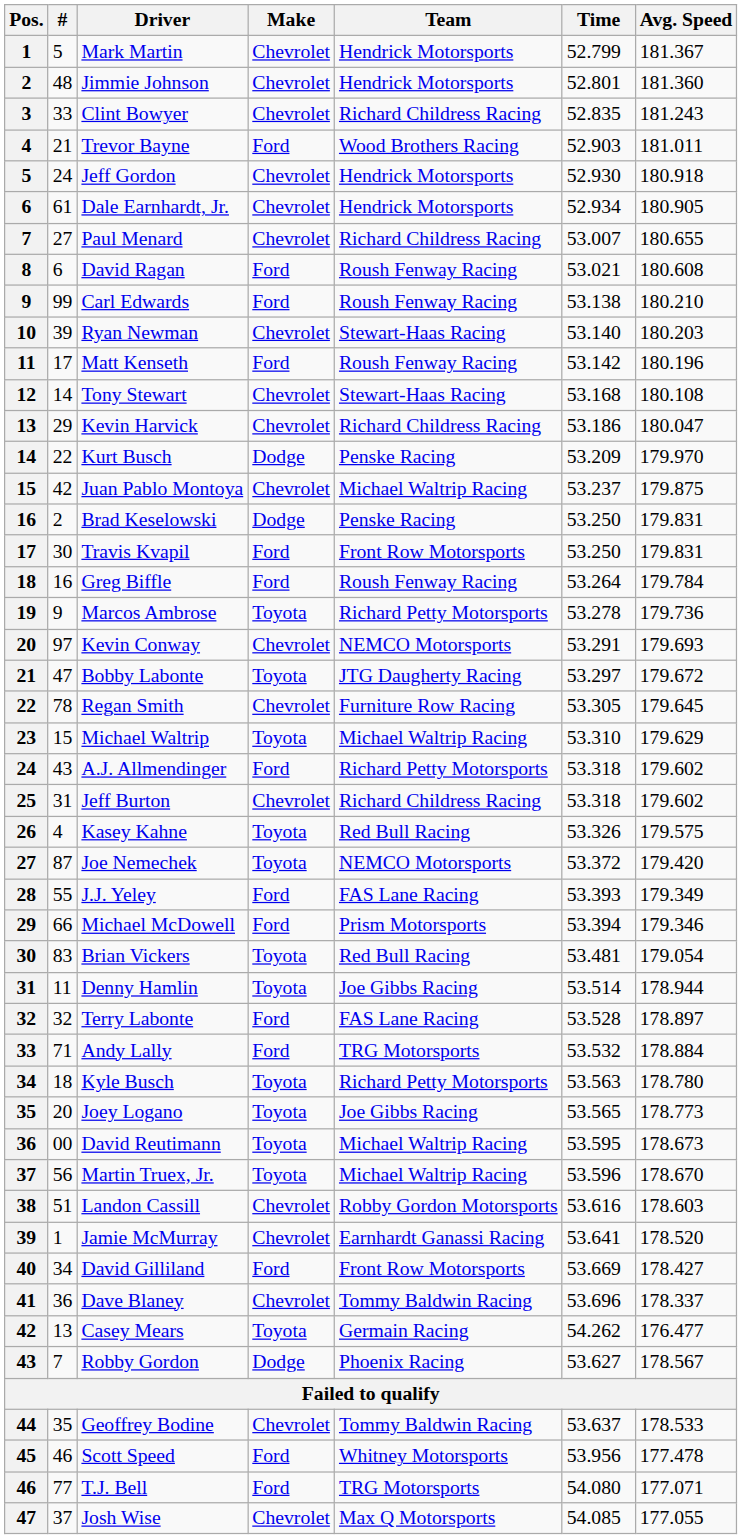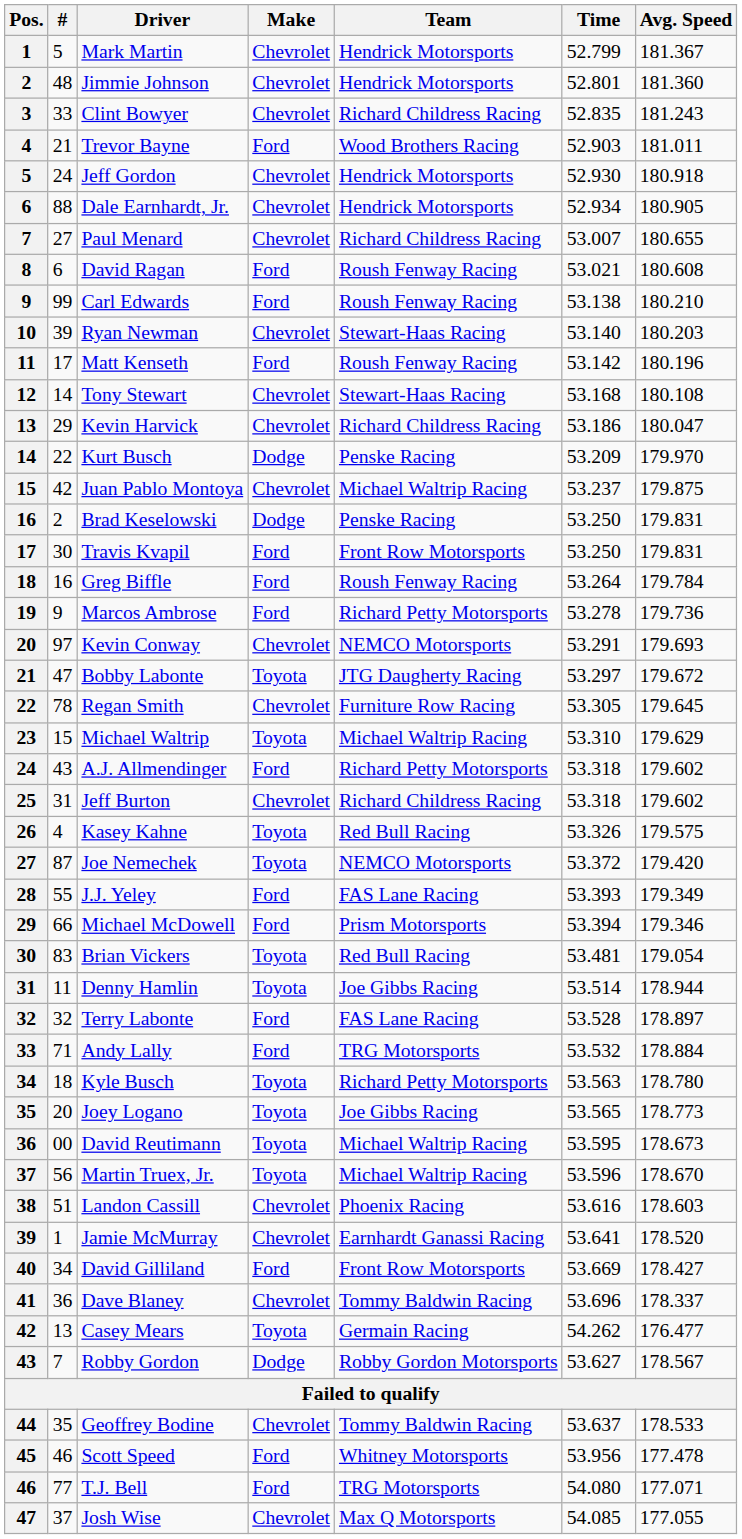(63, 207) 61 -> (63, 207) 88
(279, 613) Toyota -> (271, 613) Ford
(448, 1206) Robby Gordon Motorsports -> (402, 1206) Phoenix Racing
(402, 1362) Phoenix Racing -> (448, 1362) Robby Gordon Motorsports
